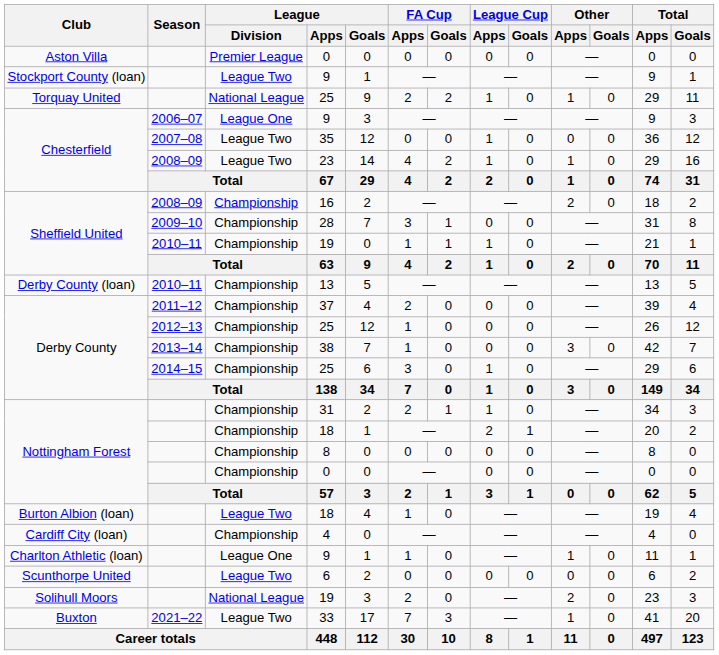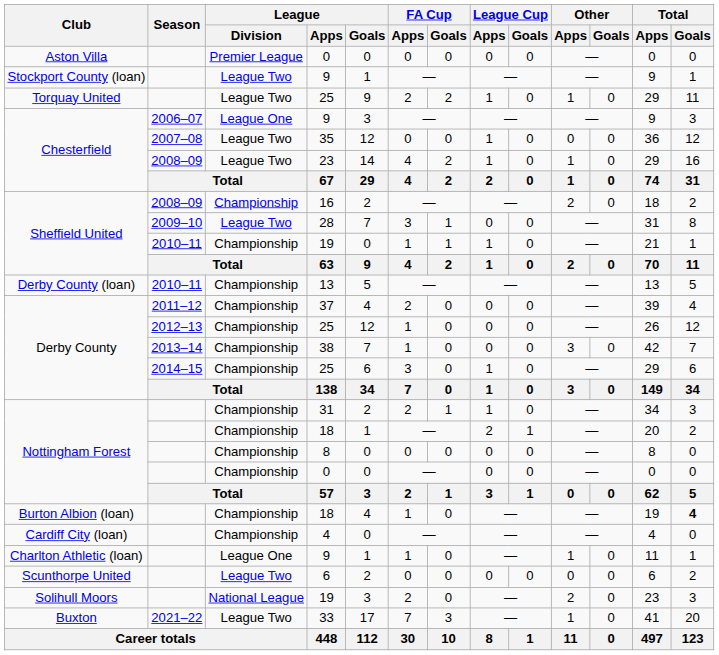(256, 98) National League -> (256, 98) League Two
(256, 222) Championship -> (256, 222) League Two
(256, 514) League Two -> (256, 514) Championship
(693, 514) normal -> (693, 514) bold
